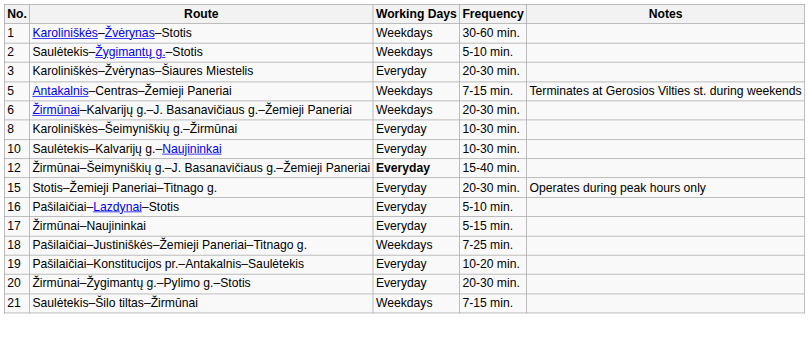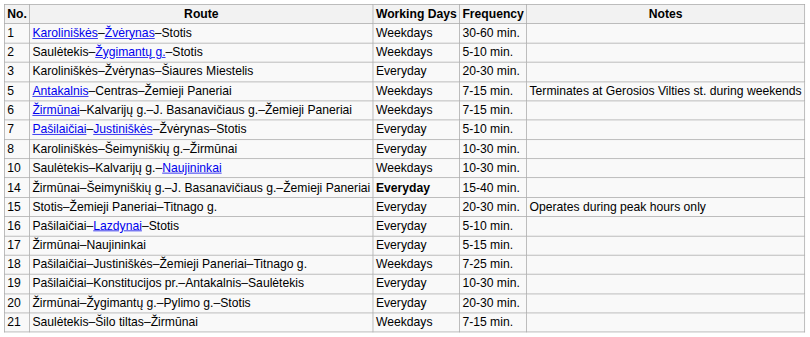(491, 110) 20-30 min. -> (488, 110) 7-15 min.
+ row: (140, 129)
(401, 149) Everyday -> (404, 168) Weekdays
(14, 168) 12 -> (14, 187) 14
(491, 264) 10-20 min. -> (491, 284) 10-30 min.
